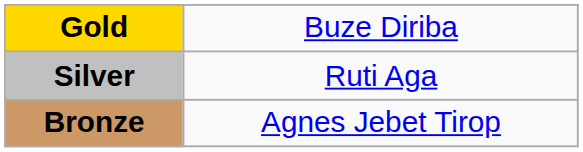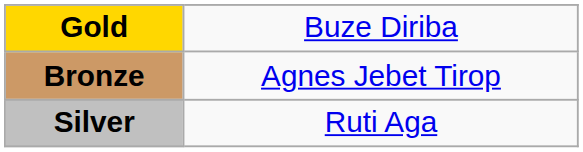rows swapped: (94, 75) <-> (94, 122)
